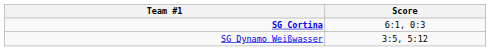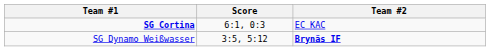+ column: (389, 11)
